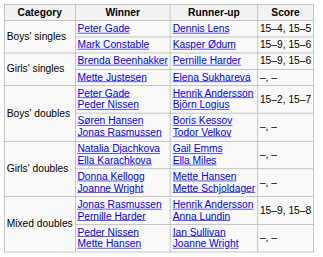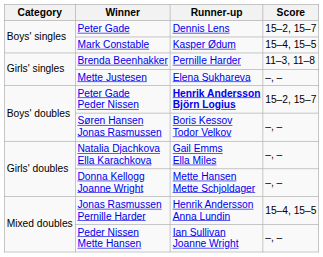(286, 28) 15–4, 15–5 -> (291, 28) 15–2, 15–7
(286, 45) 15–9, 15–6 -> (291, 45) 15–4, 15–5
(286, 61) 15–9, 15–6 -> (290, 61) 11–3, 11–8
(213, 99) normal -> (217, 99) bold
(286, 210) 15–9, 15–8 -> (291, 210) 15–4, 15–5
